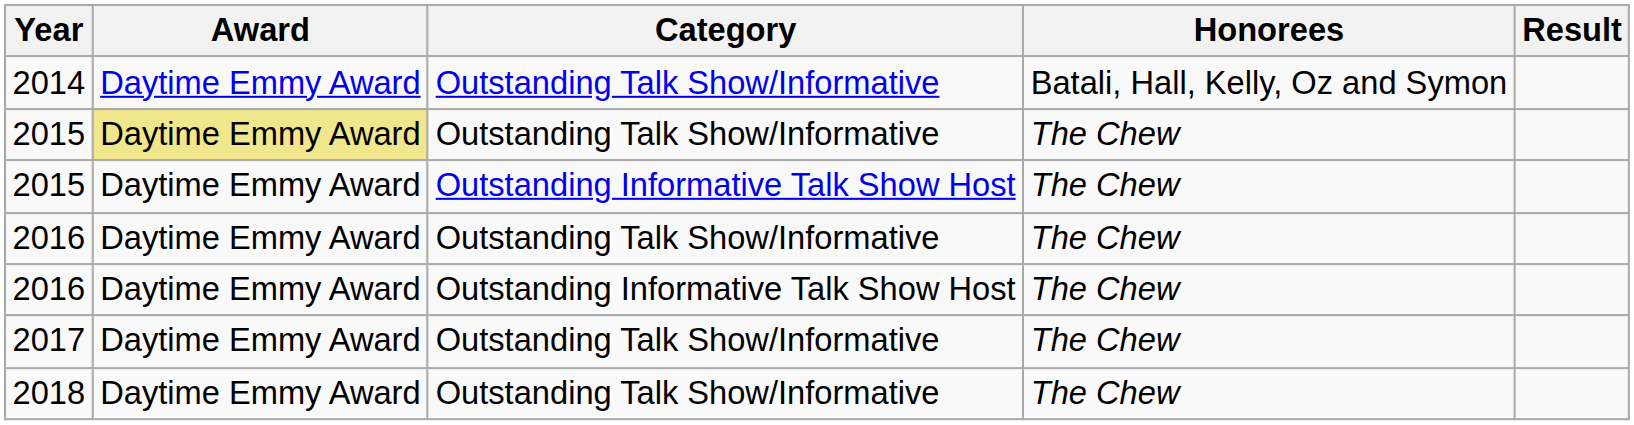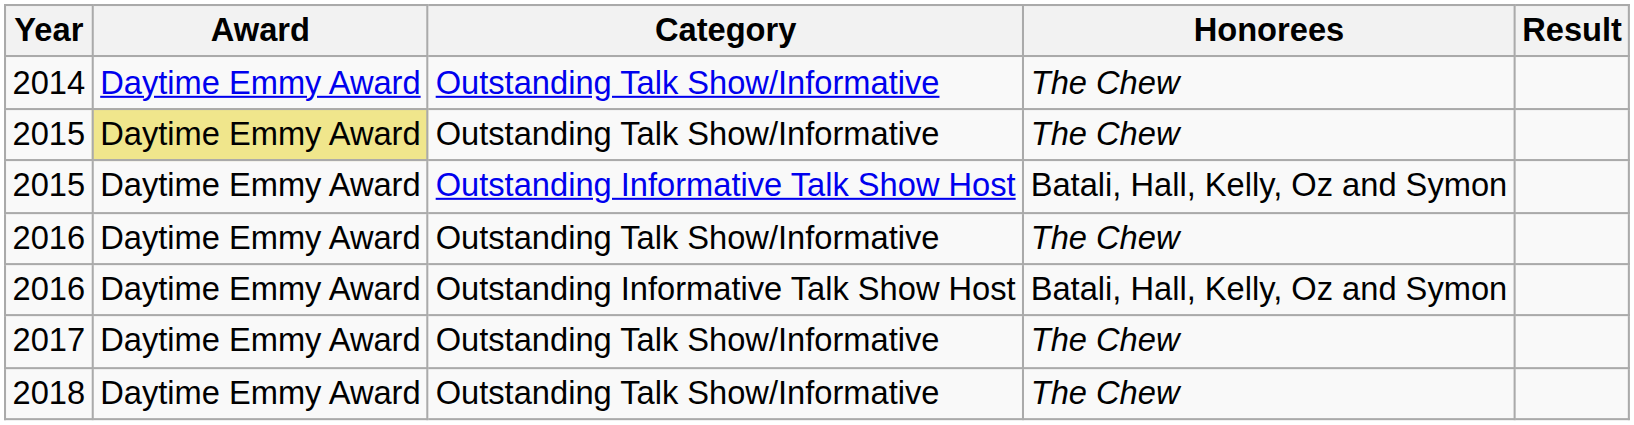(1269, 82) Batali, Hall, Kelly, Oz and Symon -> (1105, 82) The Chew
(1105, 185) The Chew -> (1269, 185) Batali, Hall, Kelly, Oz and Symon
(1105, 289) The Chew -> (1269, 289) Batali, Hall, Kelly, Oz and Symon
